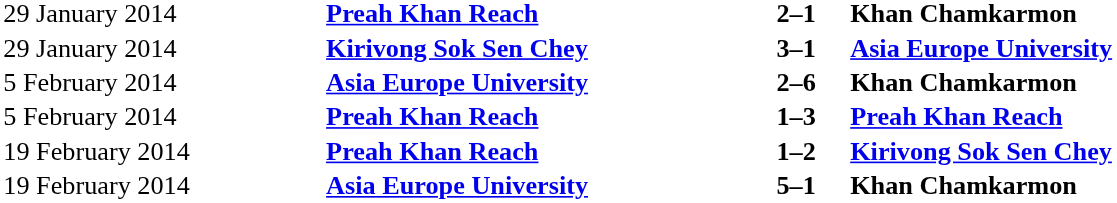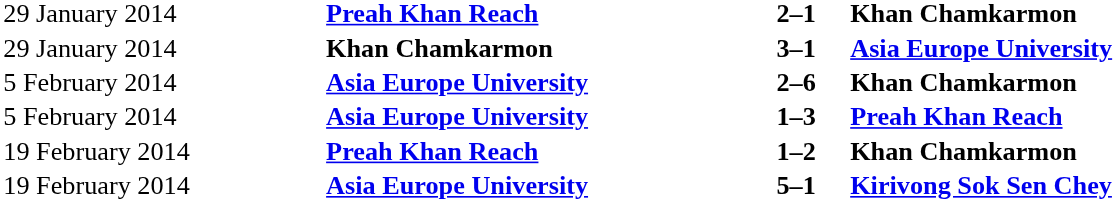(457, 48) Kirivong Sok Sen Chey -> (439, 48) Khan Chamkarmon
(432, 116) Preah Khan Reach -> (457, 116) Asia Europe University
(981, 151) Kirivong Sok Sen Chey -> (964, 151) Khan Chamkarmon
(964, 185) Khan Chamkarmon -> (981, 185) Kirivong Sok Sen Chey
